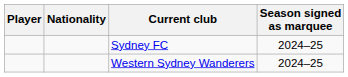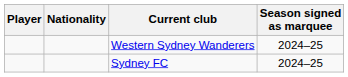rows swapped: (140, 44) <-> (183, 63)
